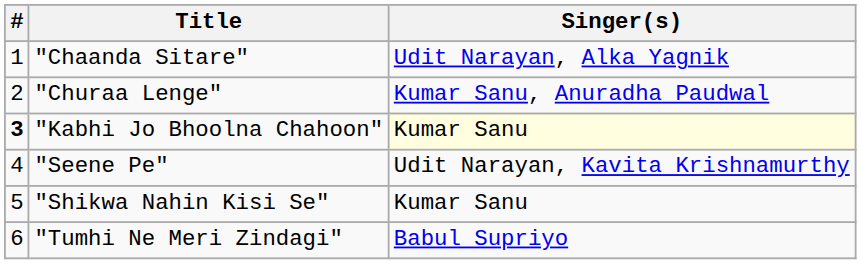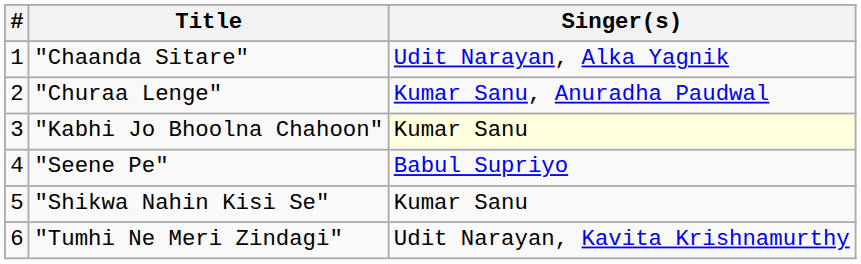(17, 132) bold -> (17, 132) normal
(622, 168) Udit Narayan, Kavita Krishnamurthy -> (481, 168) Babul Supriyo
(481, 240) Babul Supriyo -> (622, 240) Udit Narayan, Kavita Krishnamurthy
